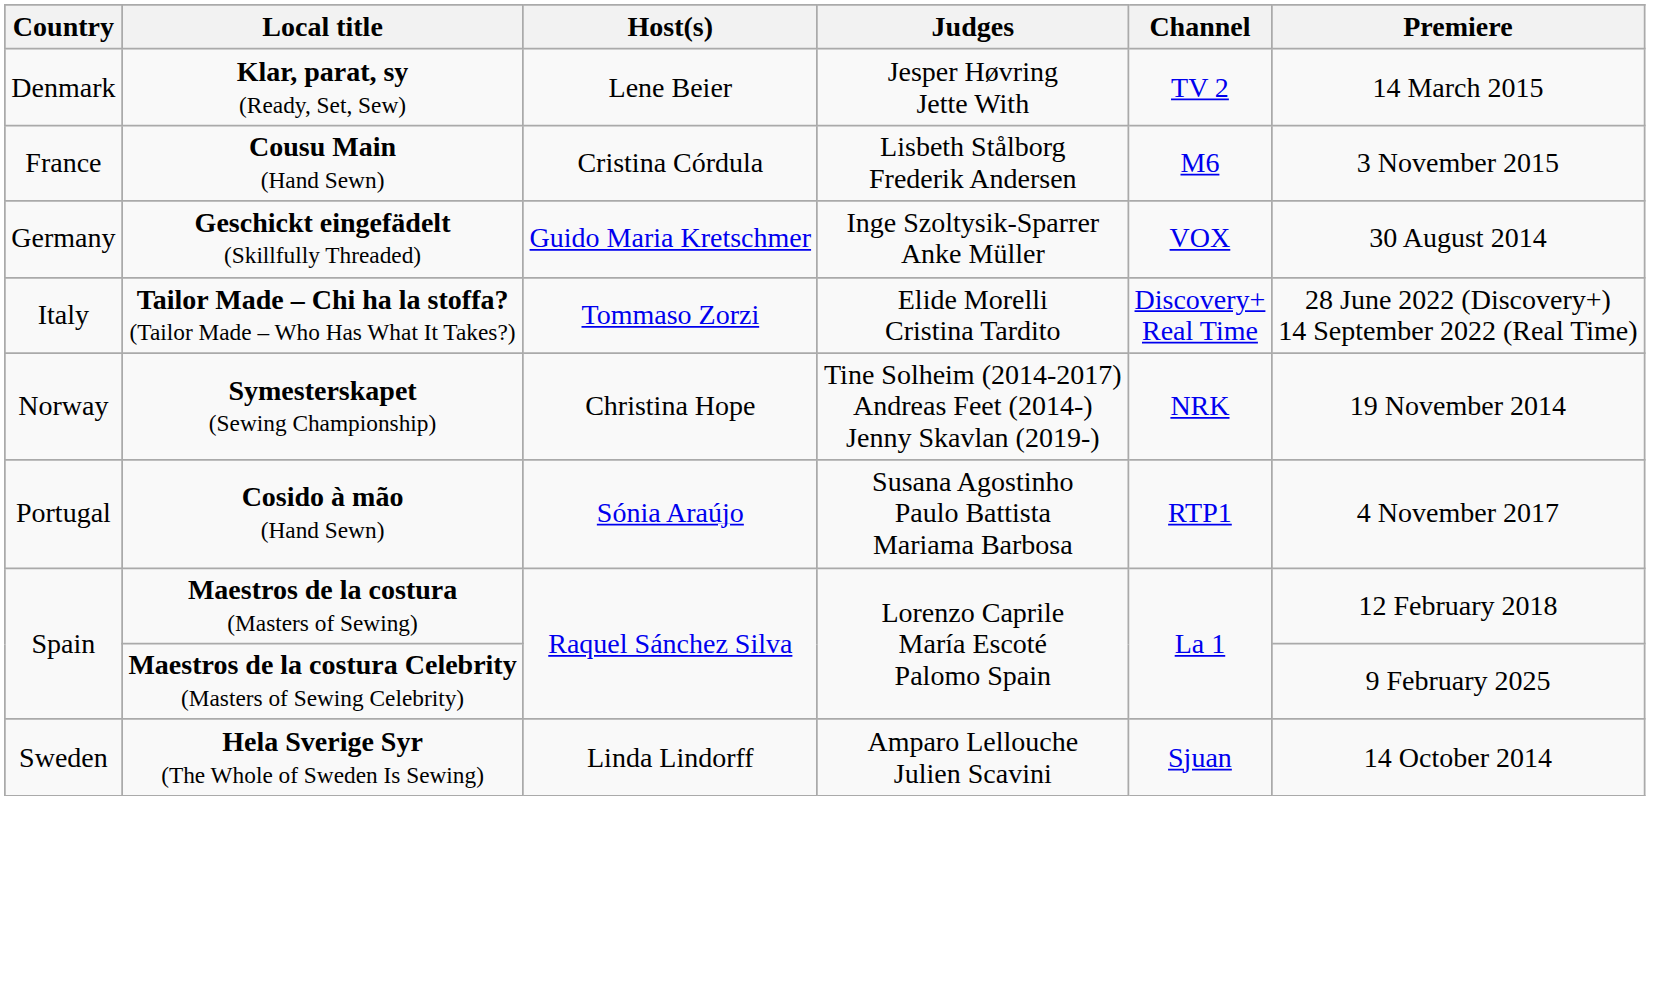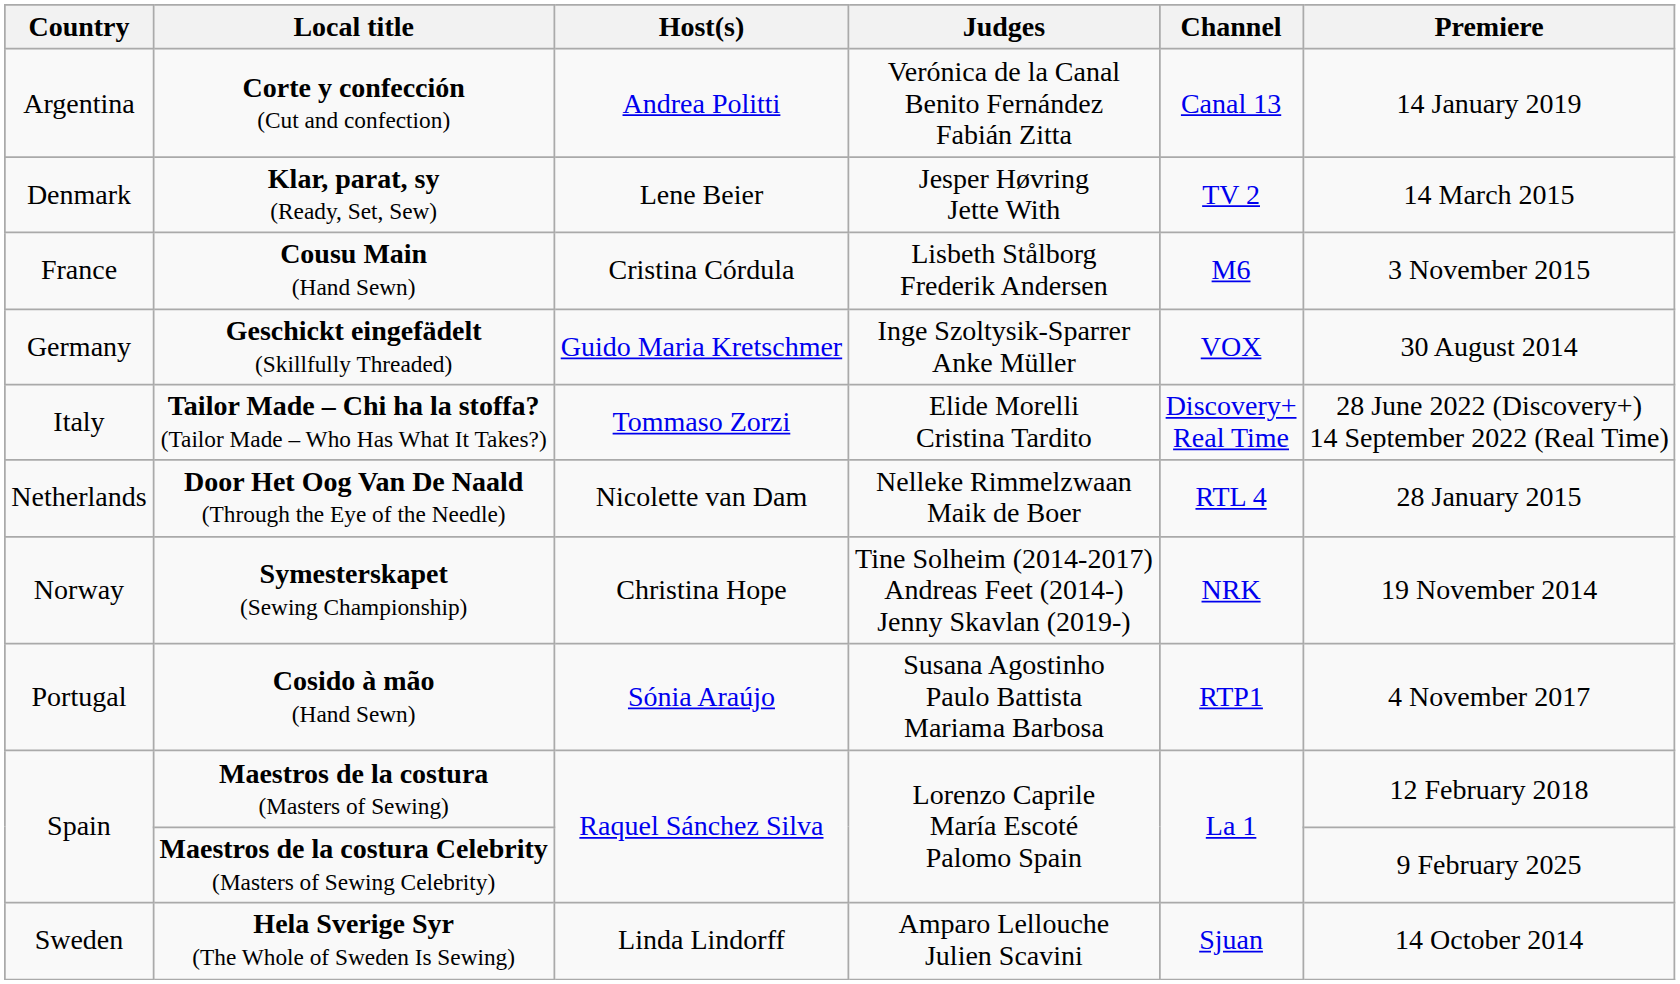+ row: (354, 102)
+ row: (354, 497)
